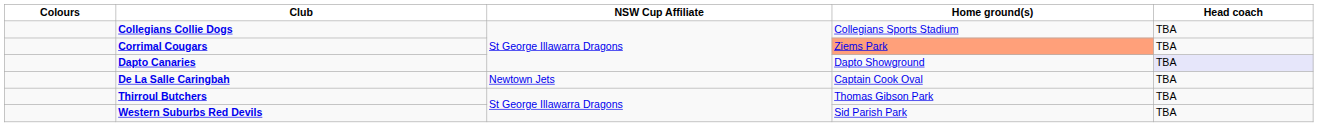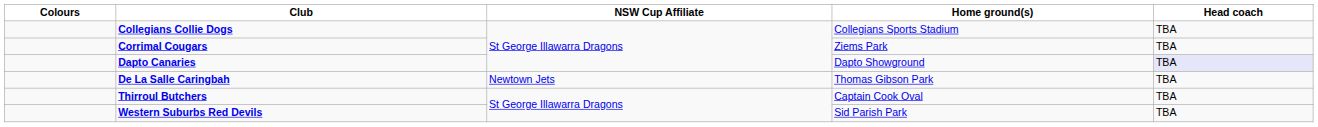(861, 46) lightsalmon background -> (861, 46) no background
(878, 79) Captain Cook Oval -> (884, 79) Thomas Gibson Park
(884, 96) Thomas Gibson Park -> (878, 96) Captain Cook Oval
